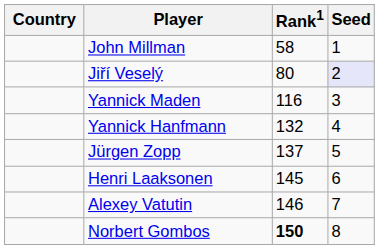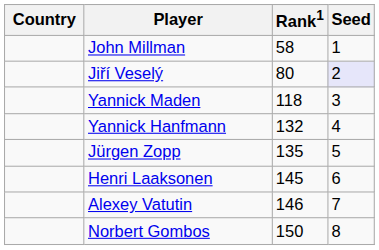(289, 100) 116 -> (289, 100) 118
(290, 152) 137 -> (290, 152) 135
(290, 231) bold -> (290, 231) normal
